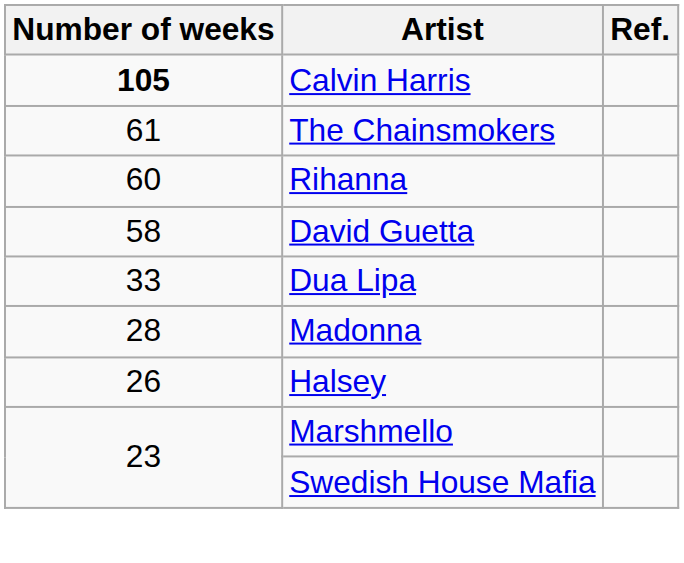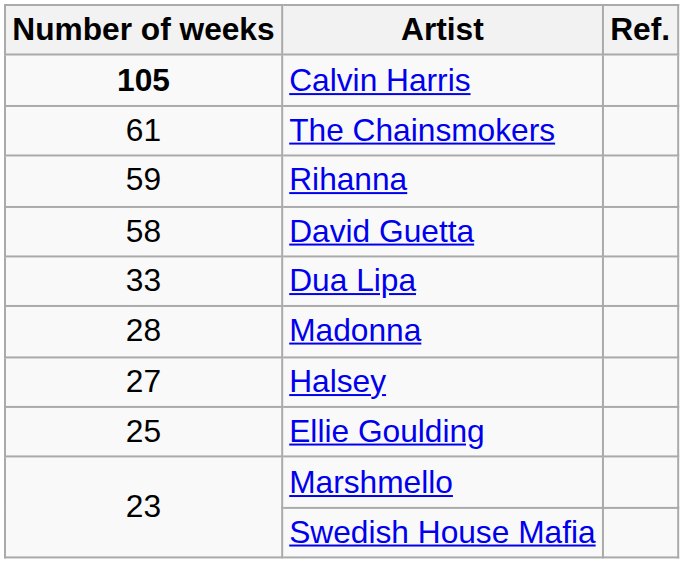(143, 180) 60 -> (143, 180) 59
(143, 381) 26 -> (143, 381) 27
+ row: (387, 431)
